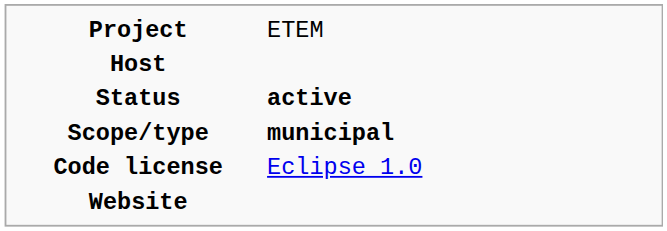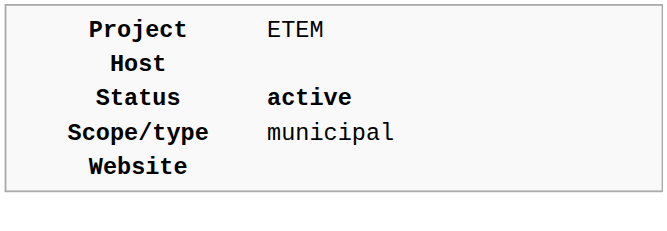(331, 133) bold -> (331, 133) normal
- row: (138, 167)
